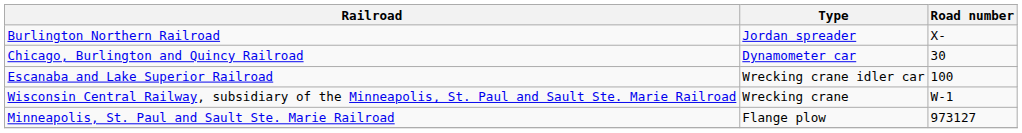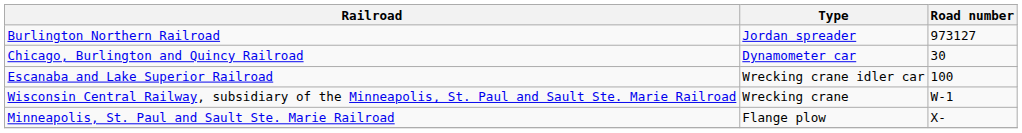(938, 35) X- -> (953, 35) 973127
(953, 118) 973127 -> (938, 118) X-
